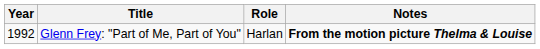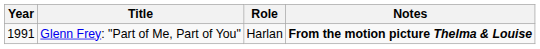(21, 33) 1992 -> (21, 33) 1991
